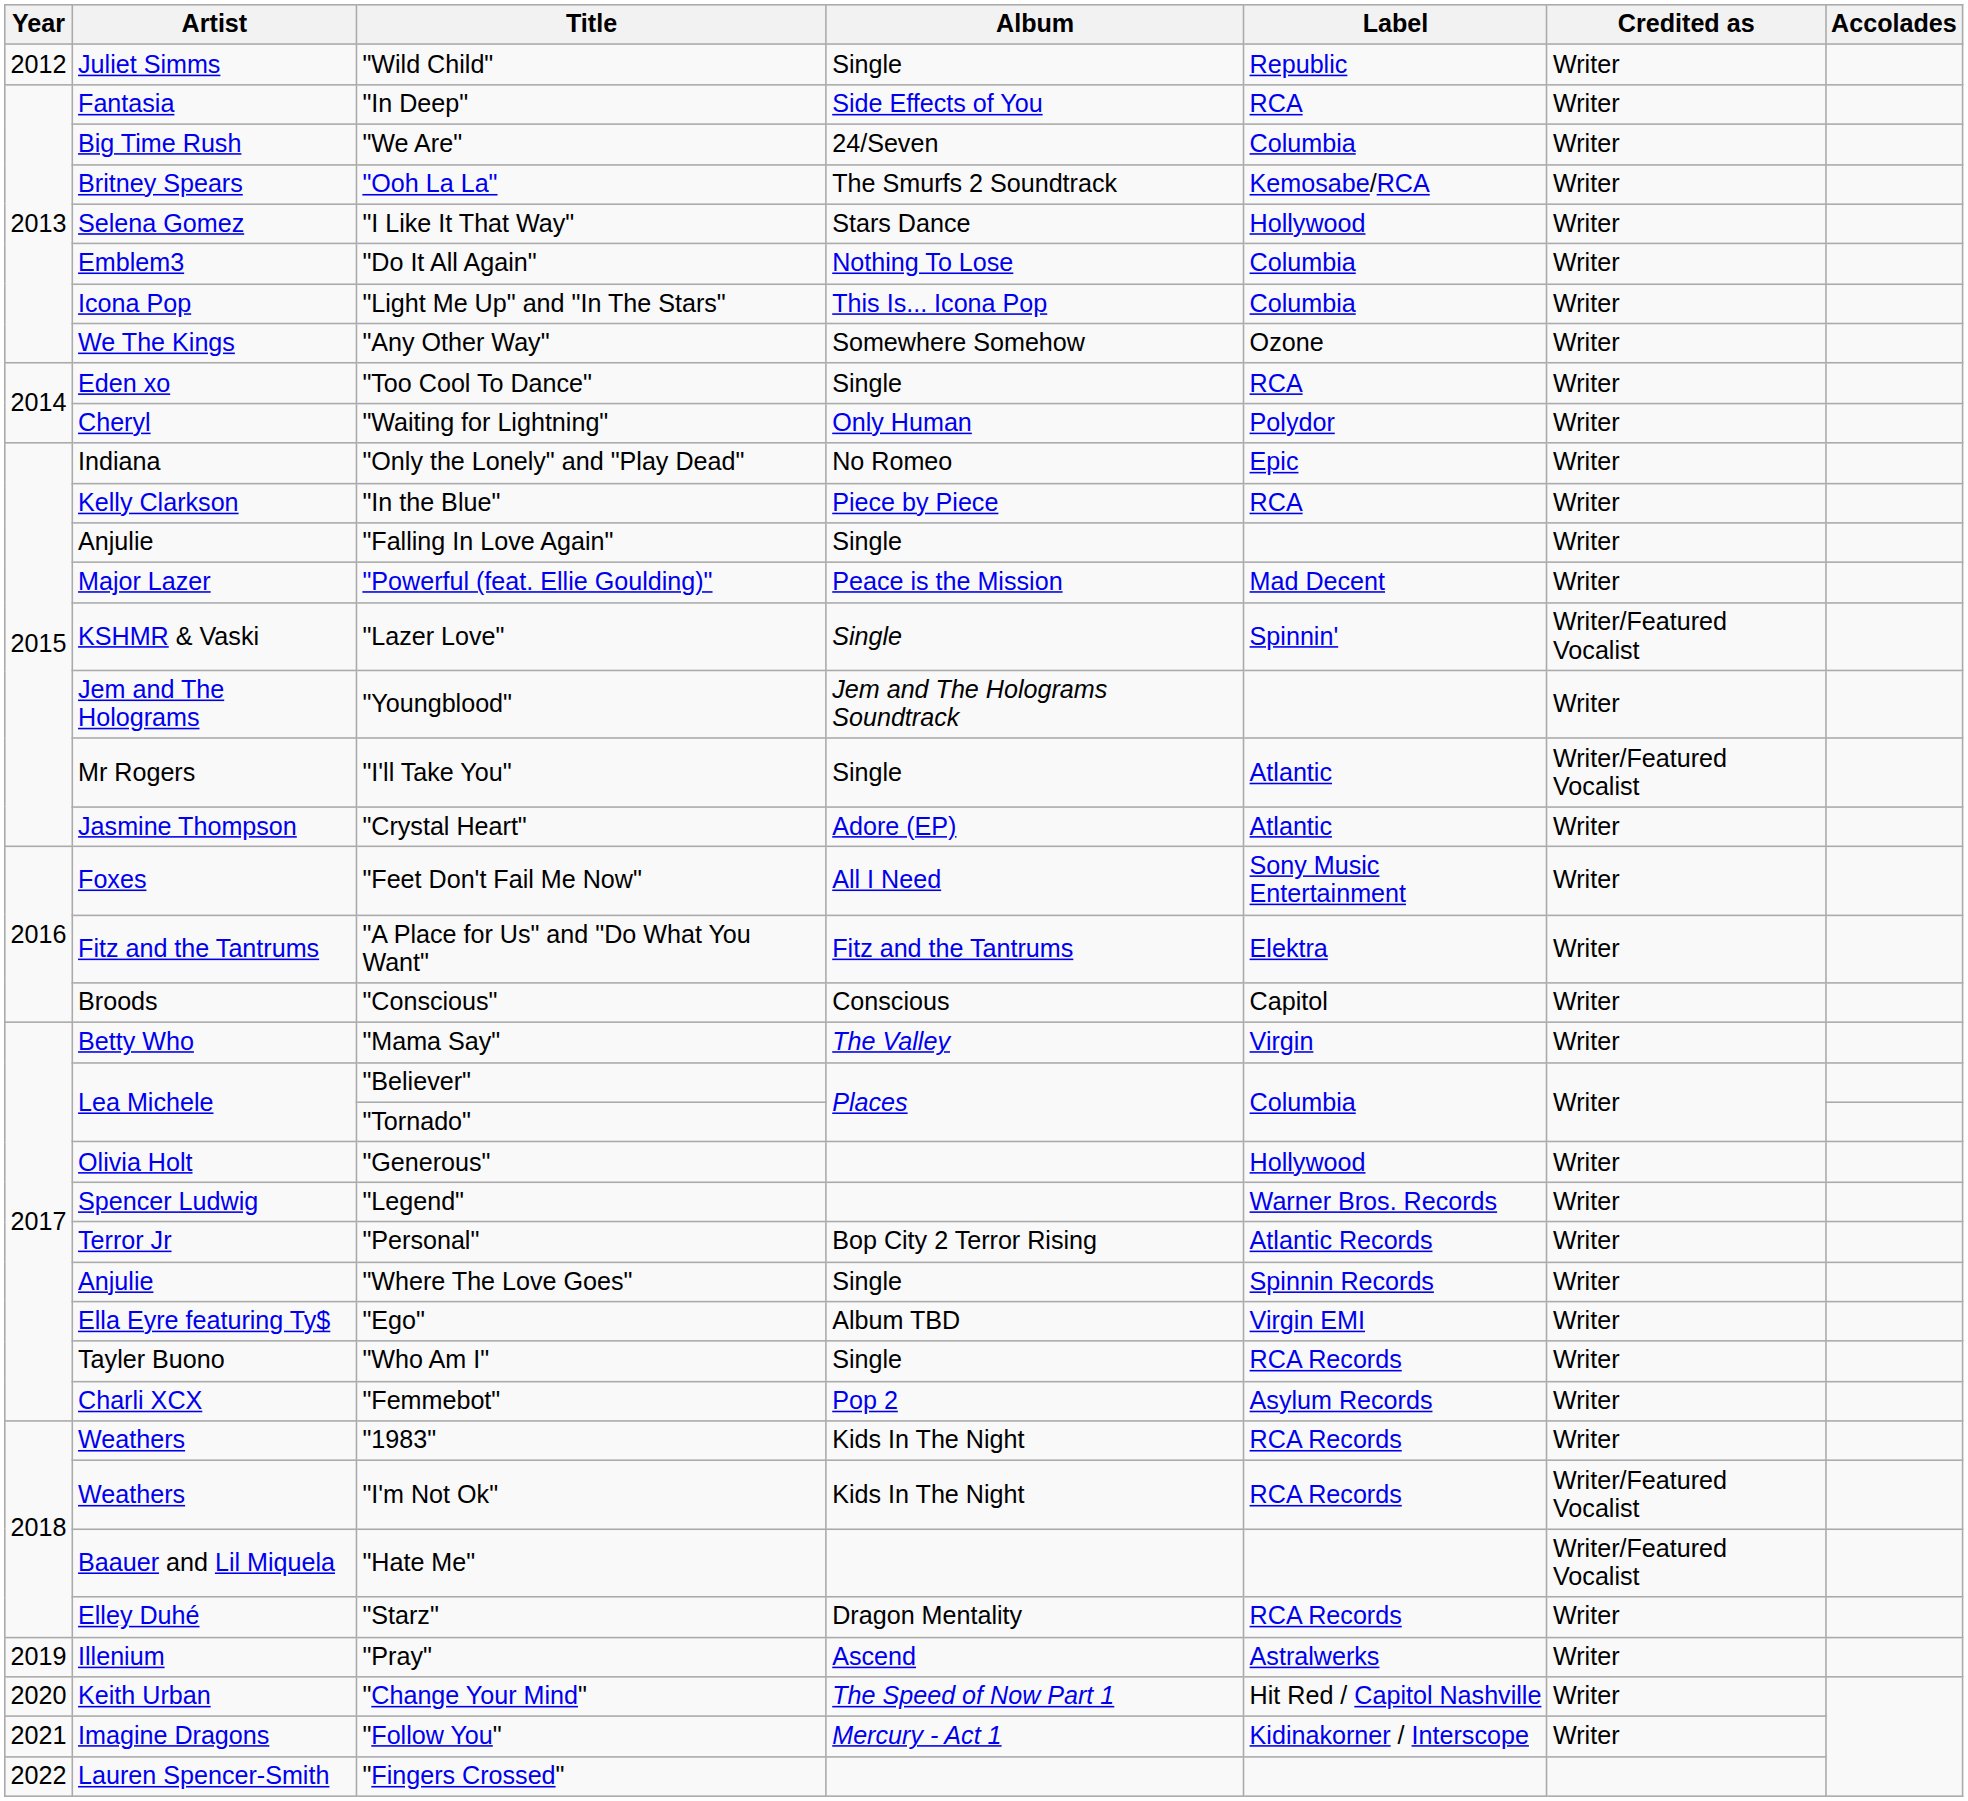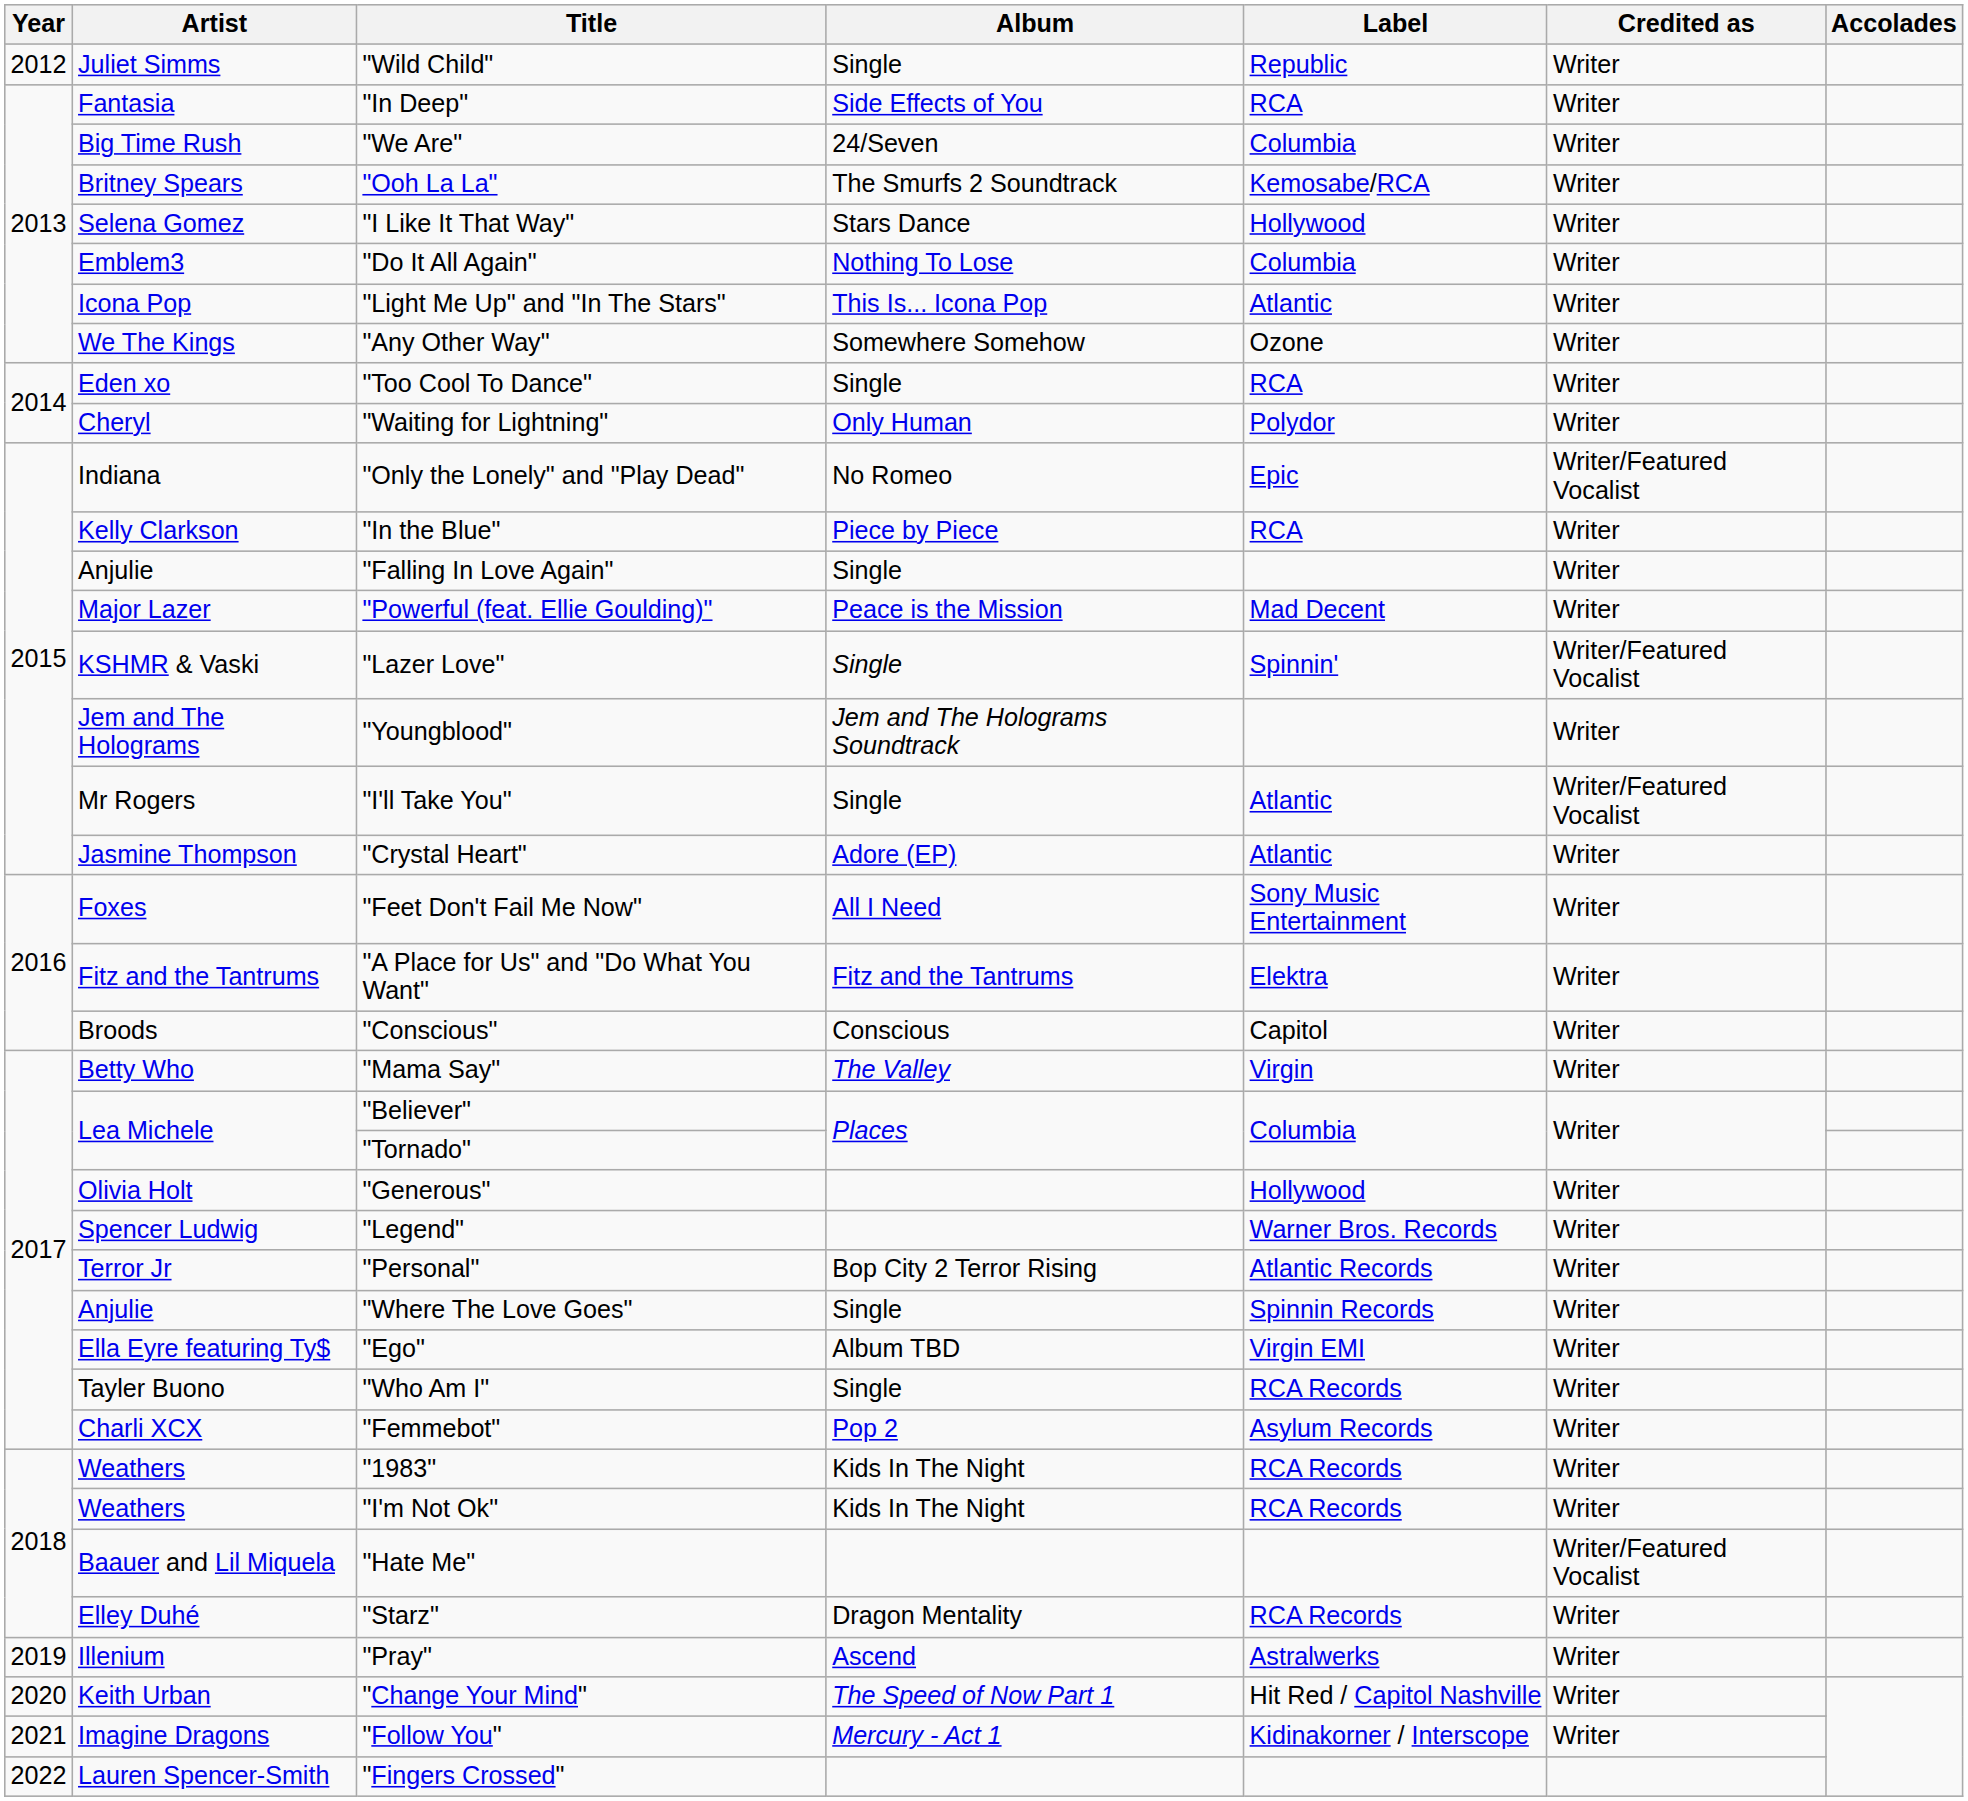(1303, 303) Columbia -> (1291, 303) Atlantic
(1586, 462) Writer -> (1640, 476) Writer/Featured Vocalist
(1640, 1494) Writer/Featured Vocalist -> (1586, 1508) Writer
